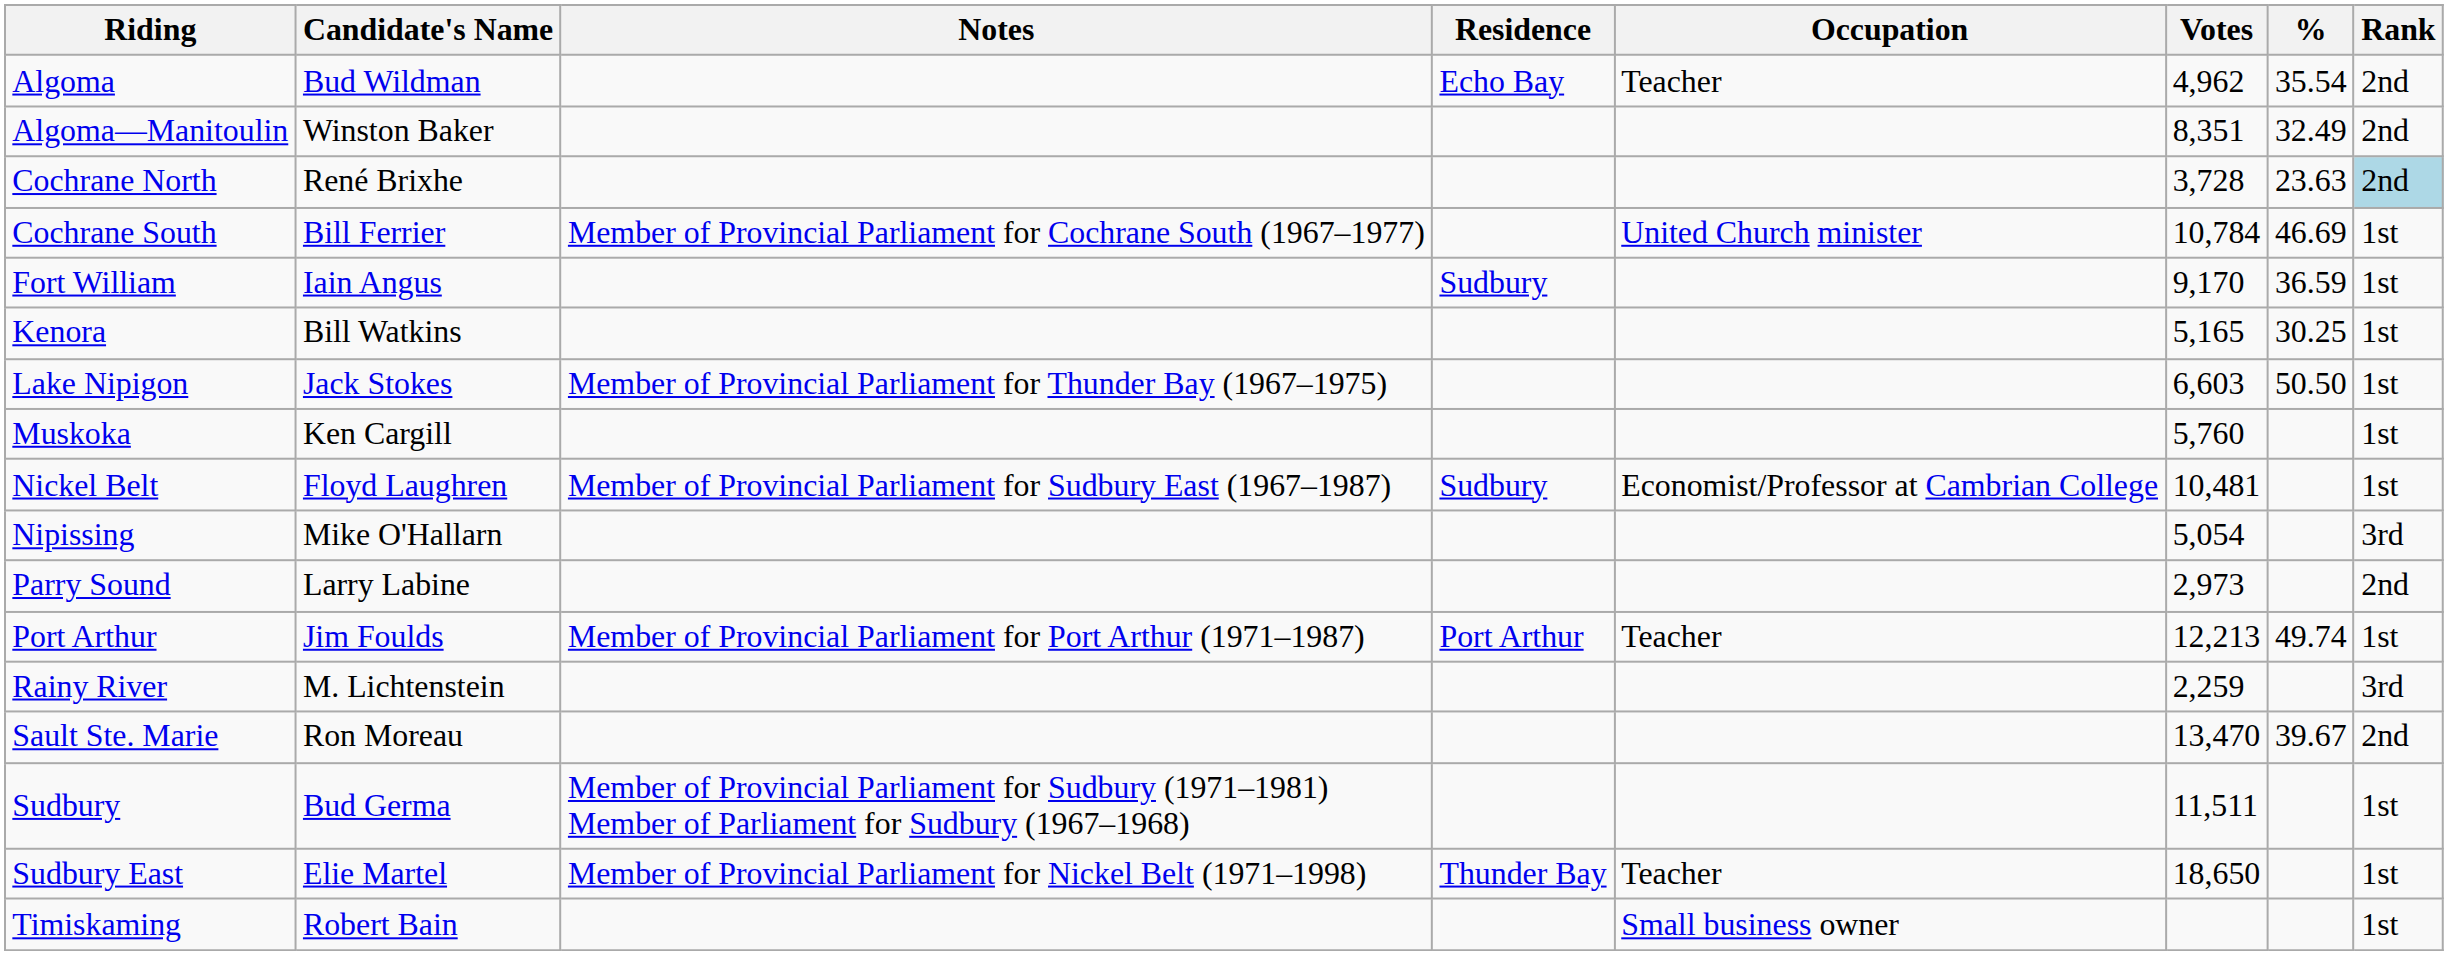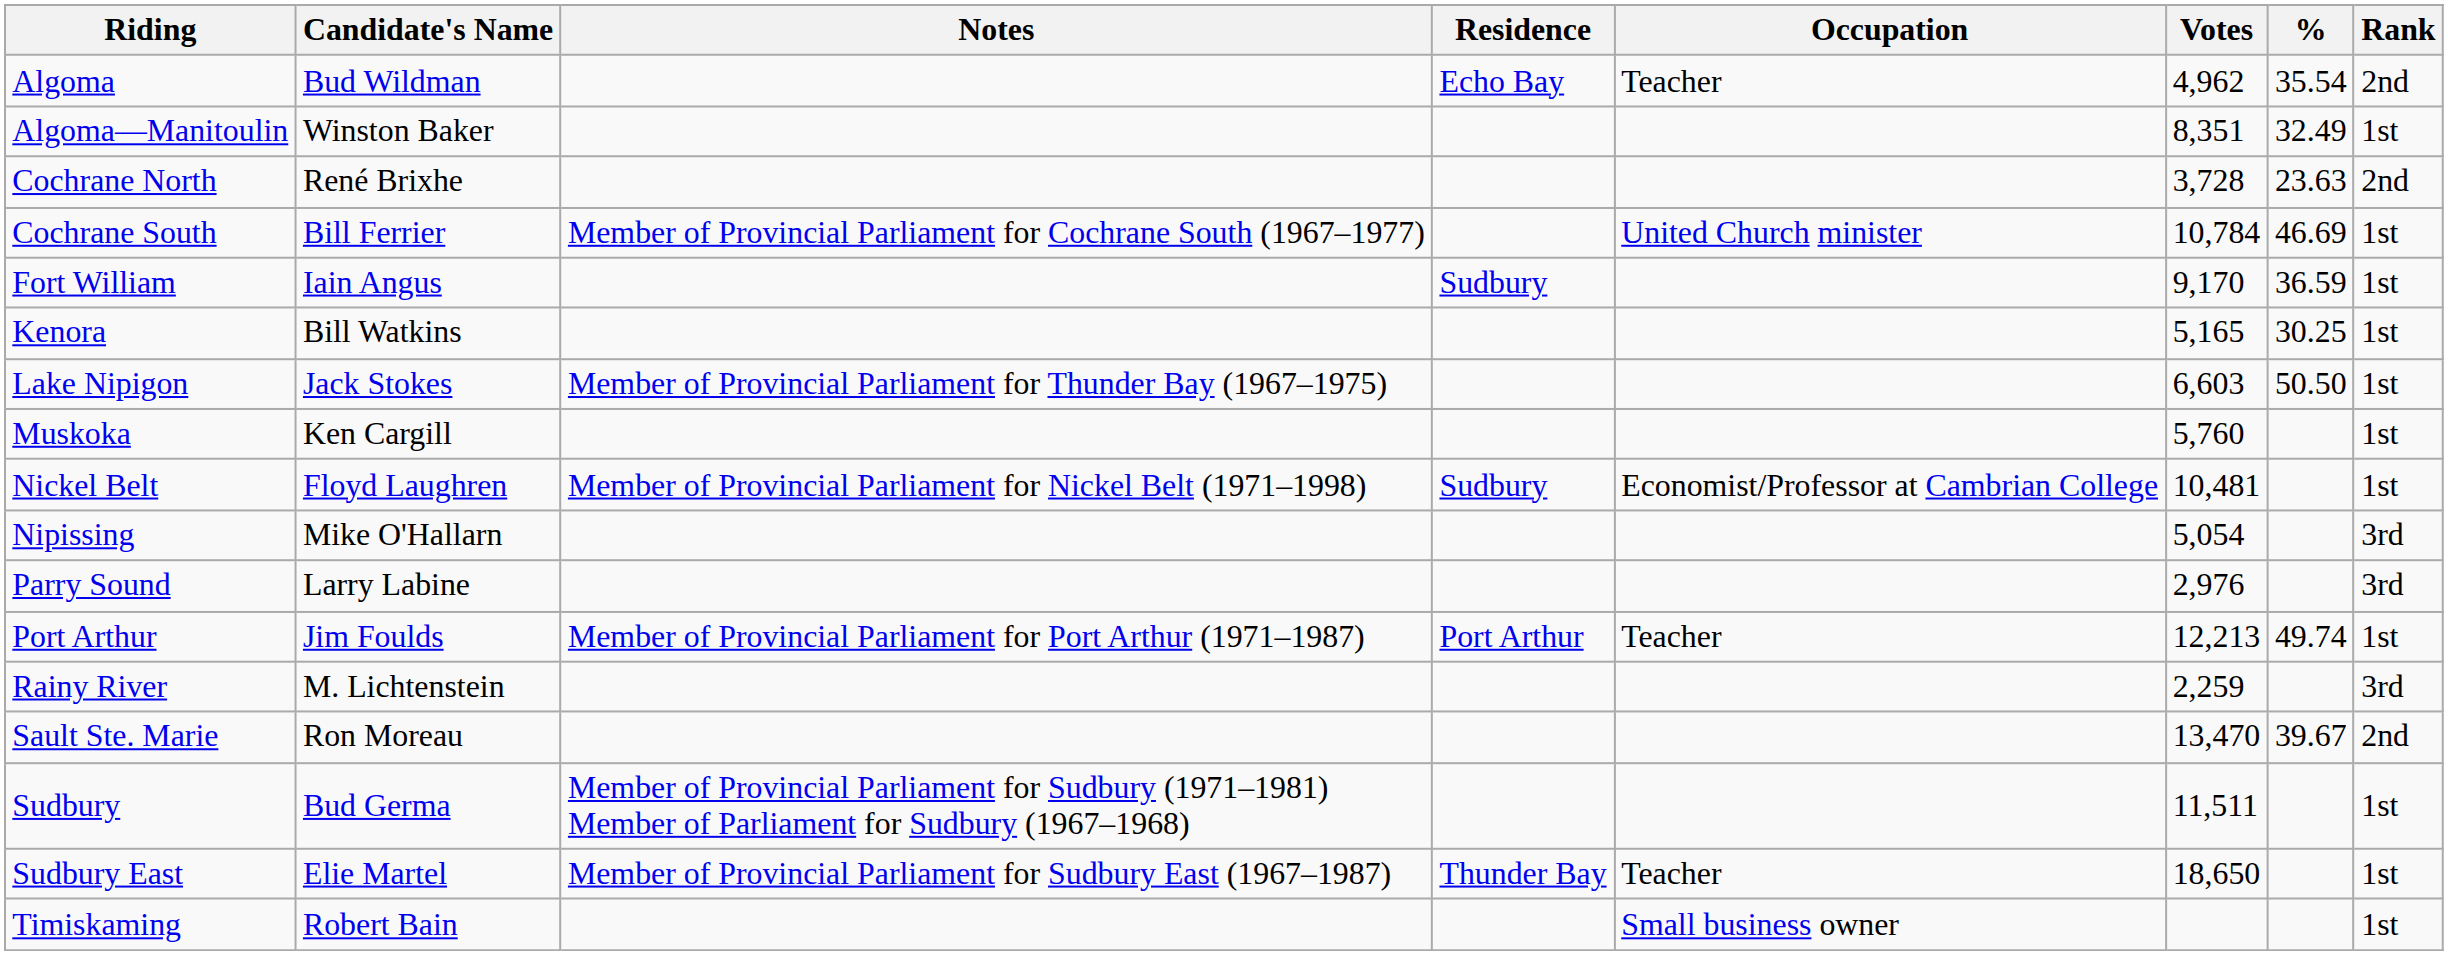(2385, 130) 2nd -> (2380, 130) 1st
(2385, 181) lightblue background -> (2385, 181) no background
(980, 484) Member of Provincial Parliament for Sudbury East (1967–1987) -> (967, 484) Member of Provincial Parliament for Nickel Belt (1971–1998)
(2209, 585) 2,973 -> (2209, 585) 2,976
(2385, 585) 2nd -> (2382, 585) 3rd
(967, 873) Member of Provincial Parliament for Nickel Belt (1971–1998) -> (980, 873) Member of Provincial Parliament for Sudbury East (1967–1987)
